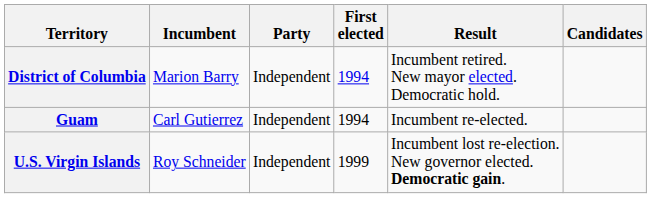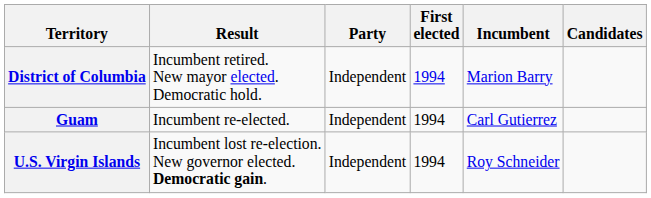columns swapped: (199, 34) <-> (475, 34)
(353, 162) 1999 -> (429, 162) 1994
